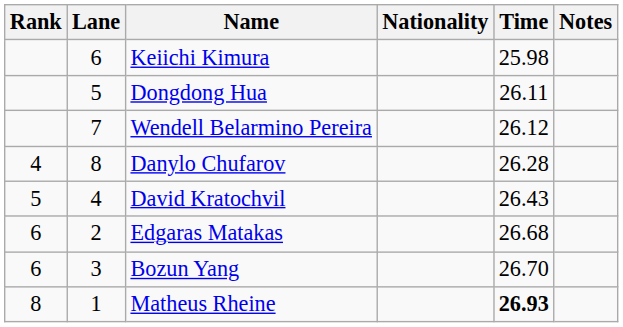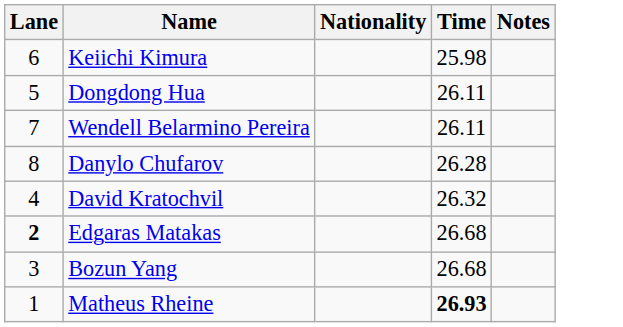- column: (36, 22)
(524, 127) 26.12 -> (462, 127) 26.11
(524, 198) 26.43 -> (462, 198) 26.32
(96, 233) normal -> (34, 233) bold
(524, 269) 26.70 -> (462, 269) 26.68
